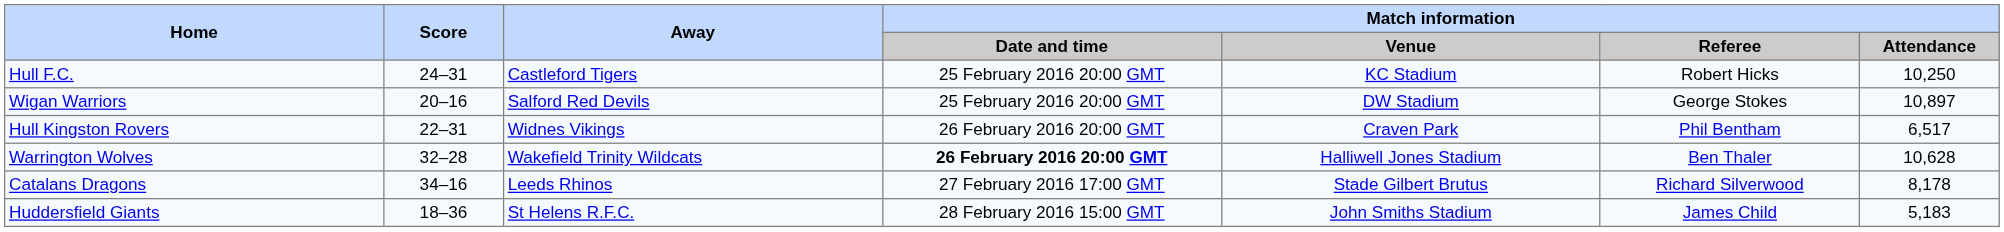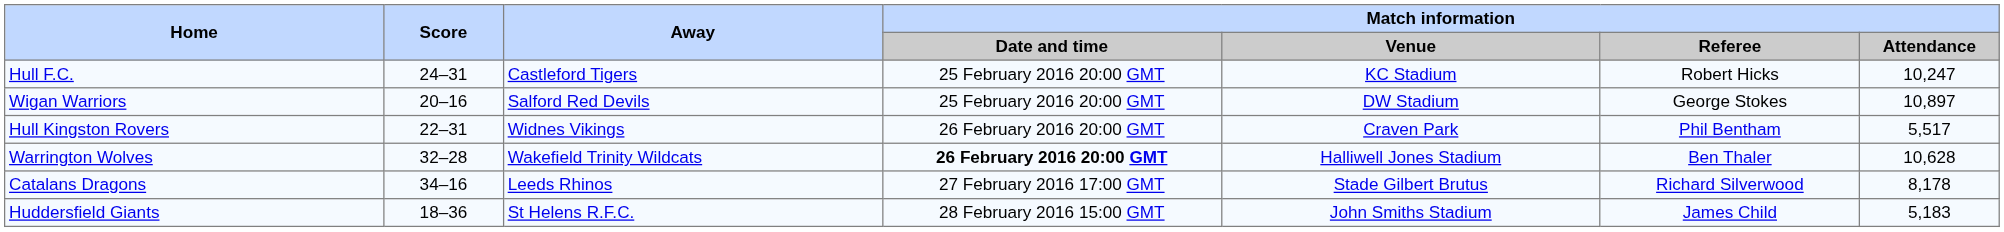(1929, 74) 10,250 -> (1929, 74) 10,247
(1929, 129) 6,517 -> (1929, 129) 5,517
